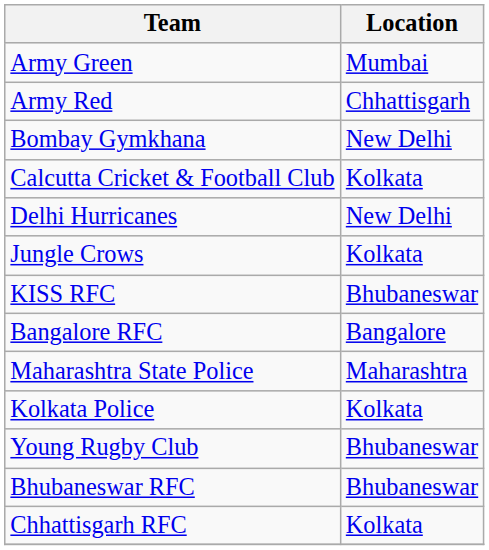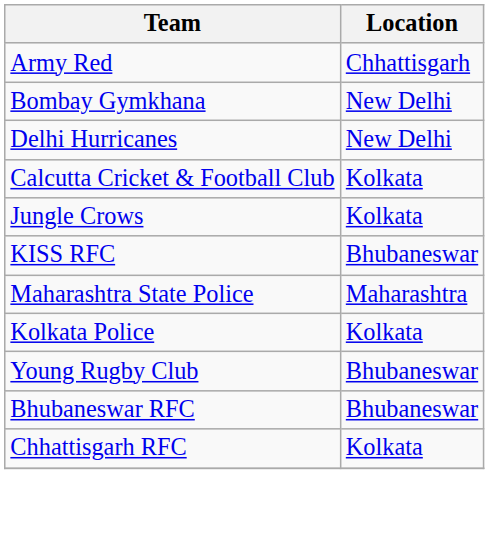- row: (71, 62)
rows swapped: (172, 178) <-> (94, 216)
- row: (86, 332)
